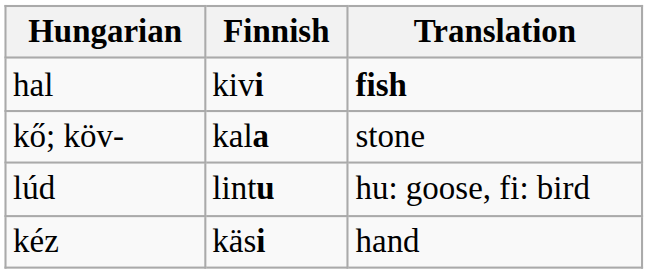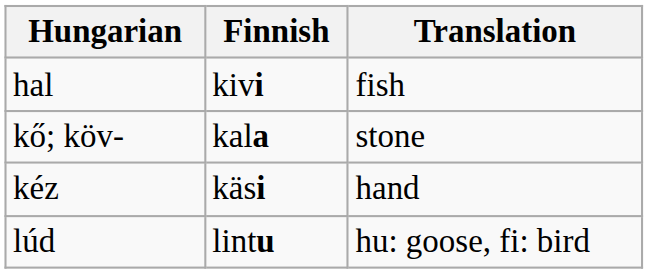(381, 83) bold -> (380, 83) normal
rows swapped: (34, 188) <-> (36, 240)
